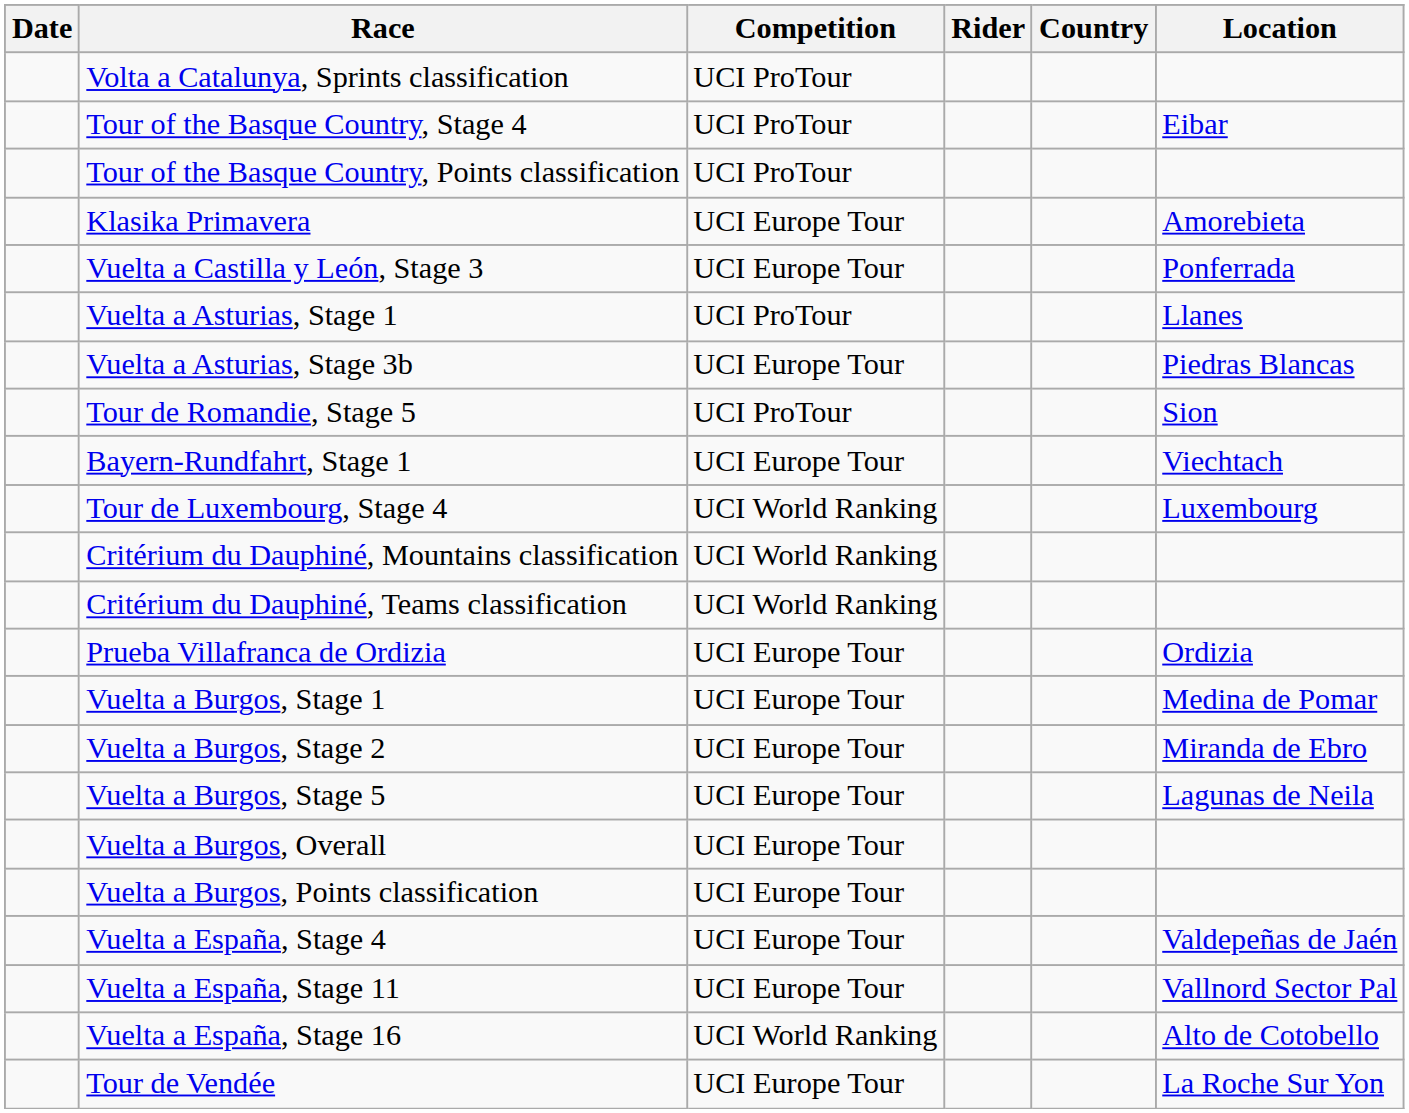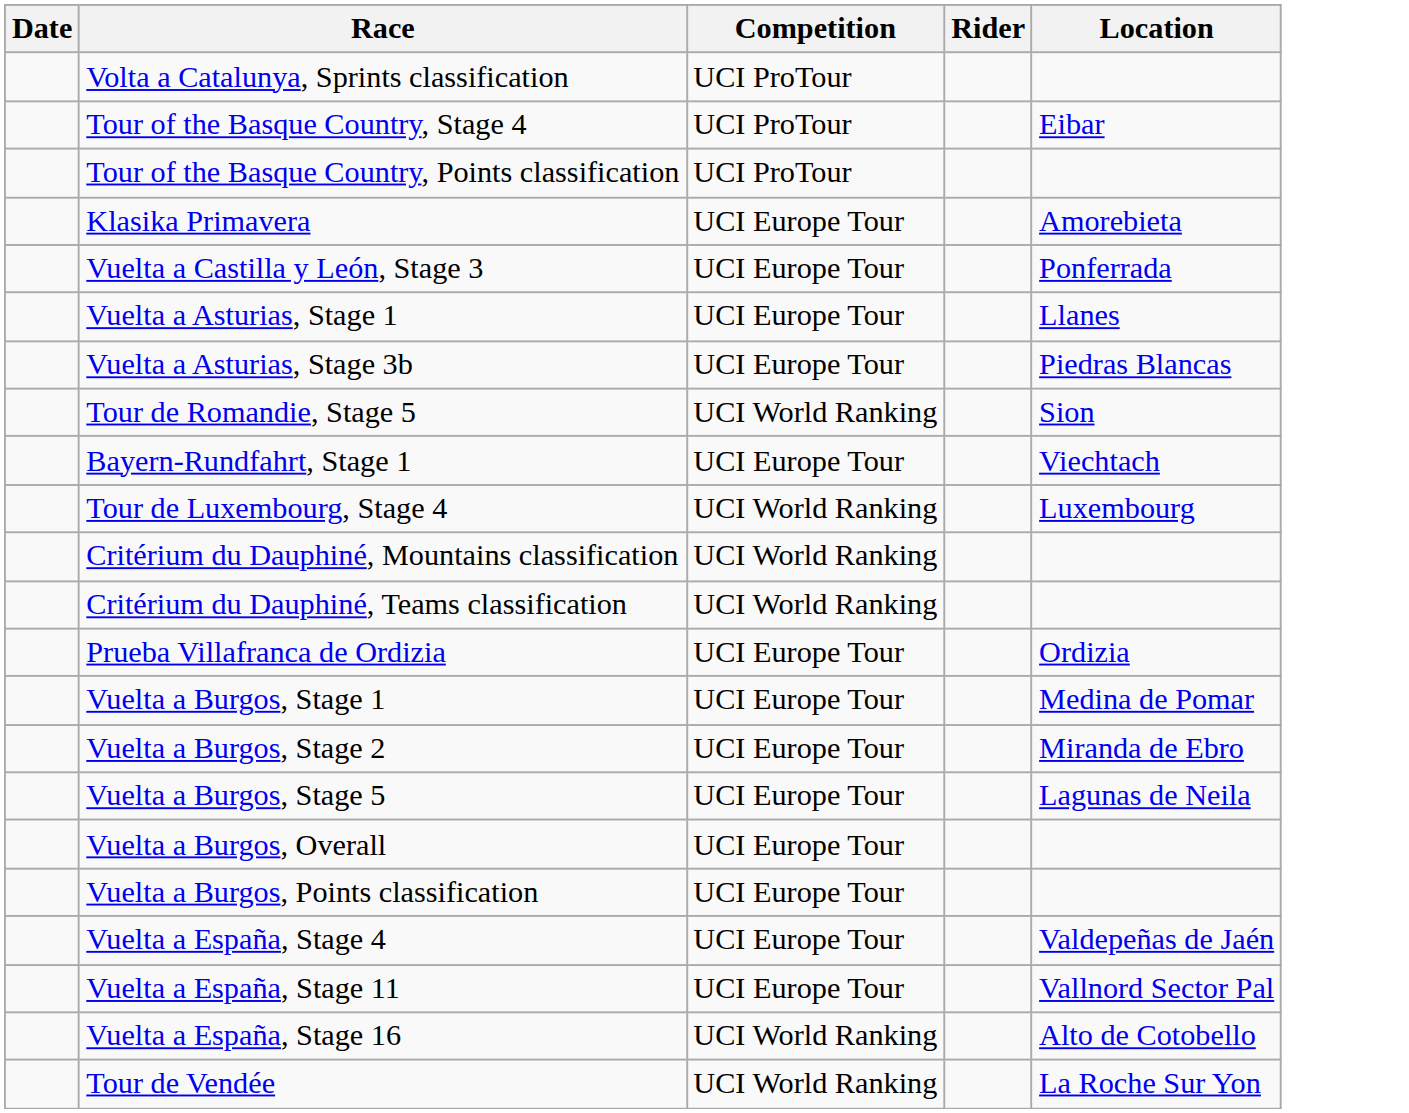- column: (1094, 28)
(773, 316) UCI ProTour -> (799, 316) UCI Europe Tour
(773, 412) UCI ProTour -> (815, 412) UCI World Ranking
(799, 1083) UCI Europe Tour -> (815, 1083) UCI World Ranking
